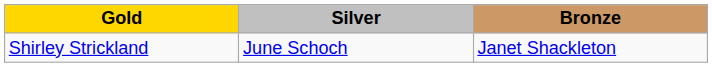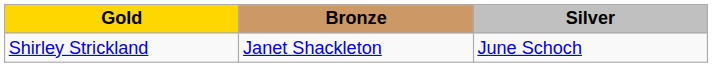columns swapped: (356, 18) <-> (590, 18)
